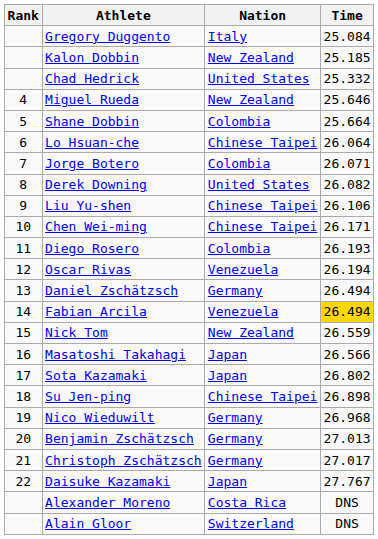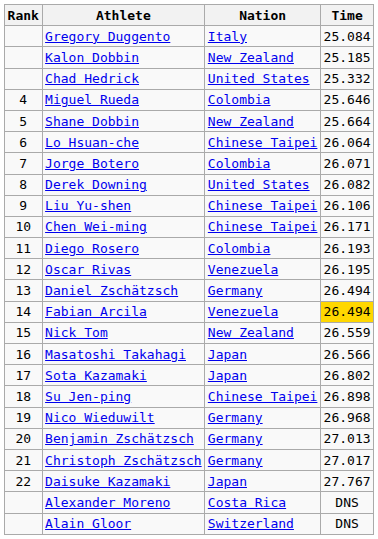(251, 100) New Zealand -> (239, 100) Colombia
(239, 121) Colombia -> (251, 121) New Zealand
(347, 269) 26.194 -> (347, 269) 26.195
